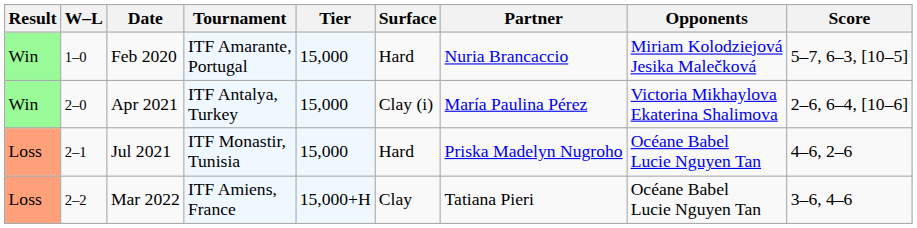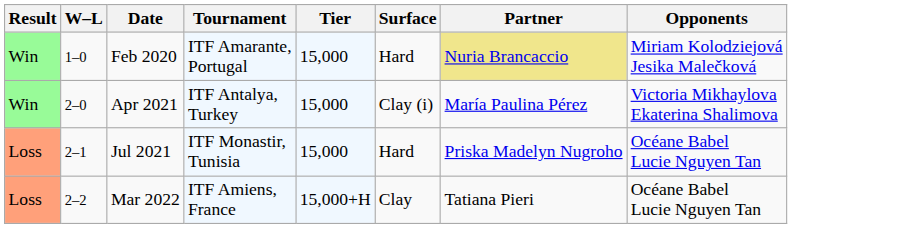- column: (849, 18)
(506, 56) no background -> (506, 56) khaki background
